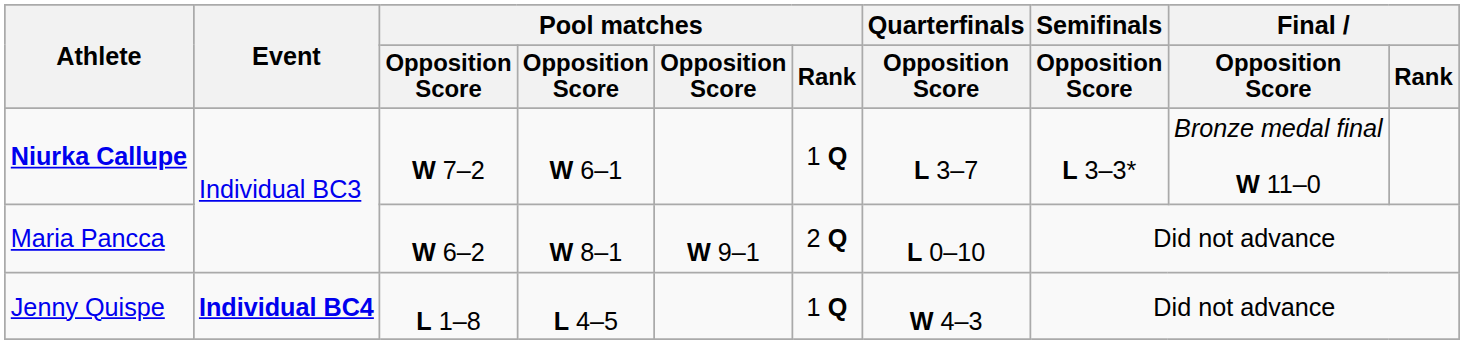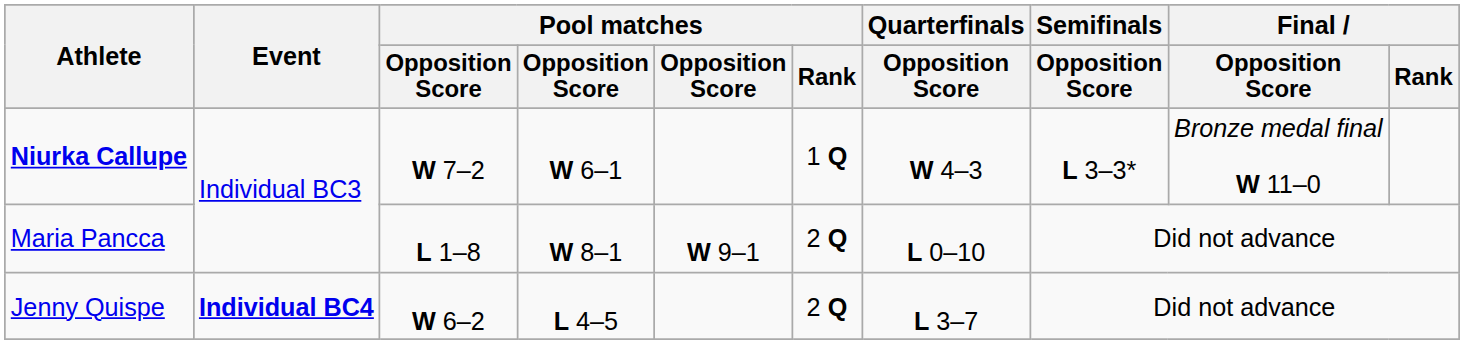(946, 171) L 3–7 -> (946, 171) W 4–3
(448, 253) W 6–2 -> (448, 253) L 1–8
(448, 320) L 1–8 -> (448, 320) W 6–2
(827, 306) 1 Q -> (827, 306) 2 Q
(946, 320) W 4–3 -> (946, 320) L 3–7
